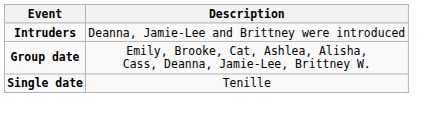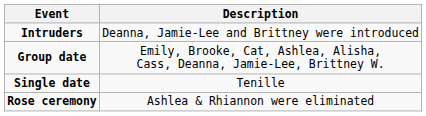+ row: (52, 102)
